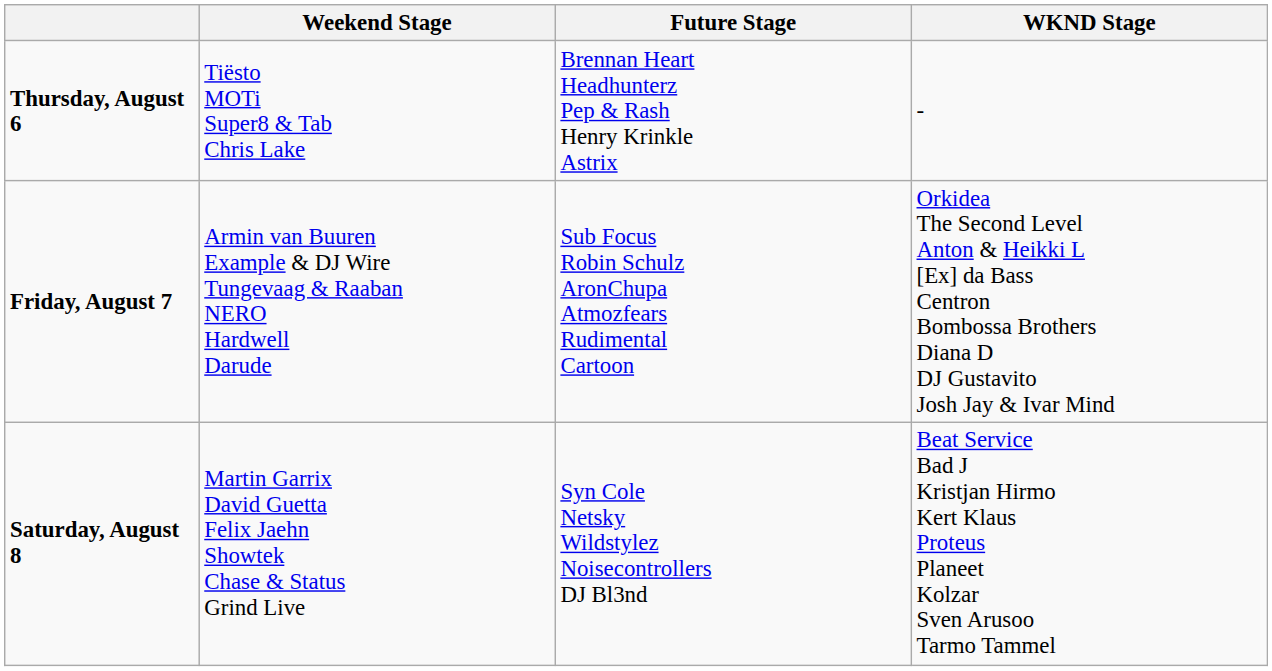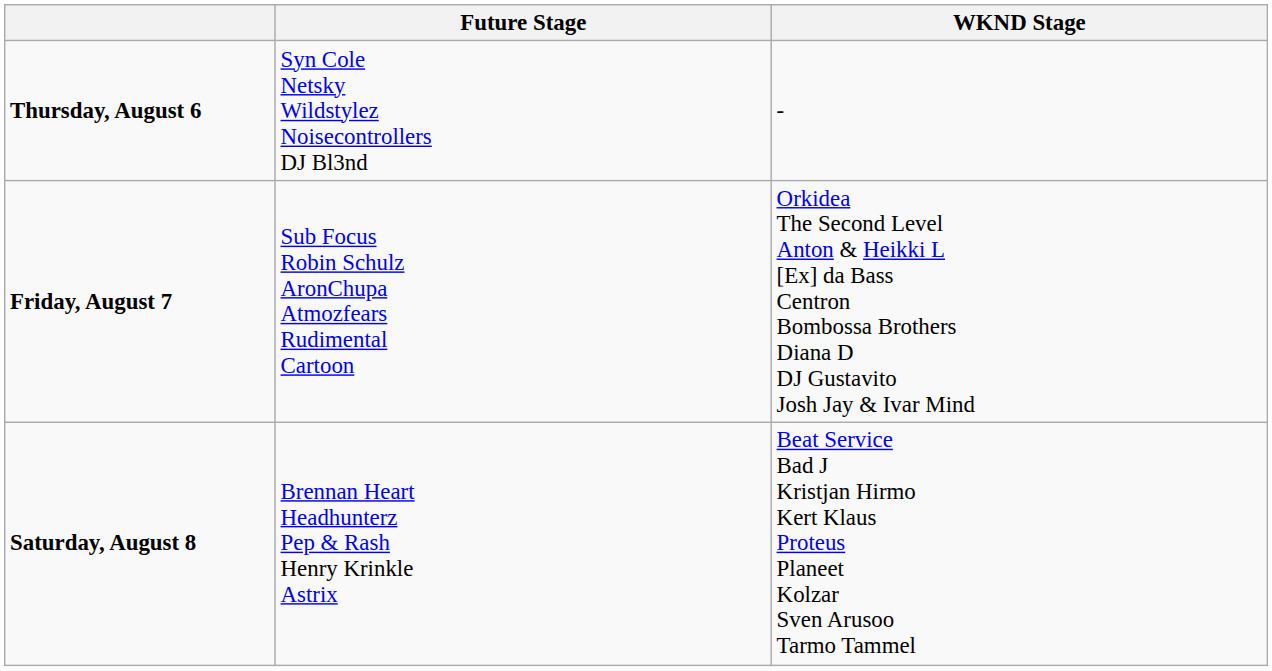- column: (377, 22)
(627, 110) Brennan Heart Headhunterz Pep & Rash Henry Krinkle Astrix -> (356, 110) Syn Cole Netsky Wildstylez Noisecontrollers DJ Bl3nd
(636, 543) Syn Cole Netsky Wildstylez Noisecontrollers DJ Bl3nd -> (348, 543) Brennan Heart Headhunterz Pep & Rash Henry Krinkle Astrix
